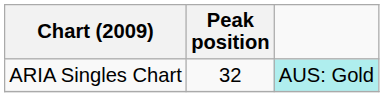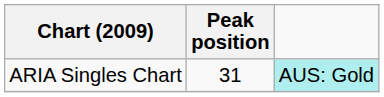(230, 75) 32 -> (230, 75) 31
